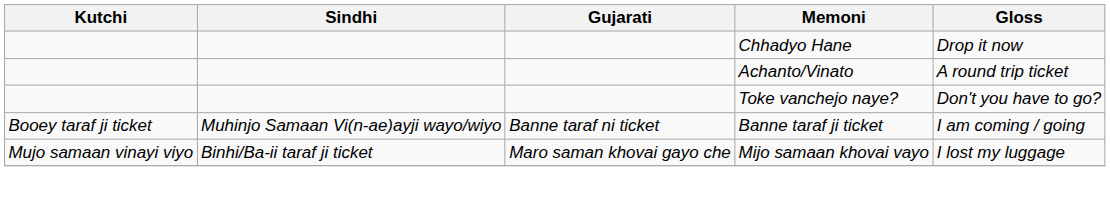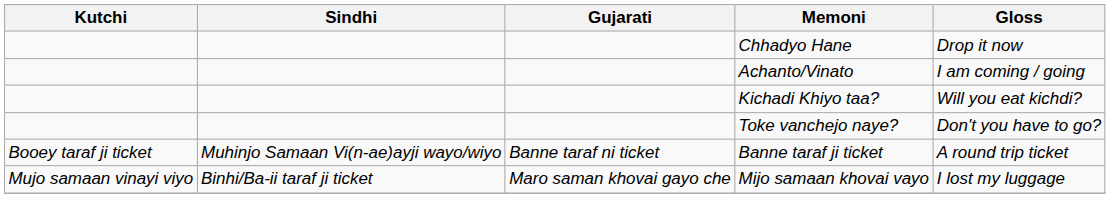(1002, 71) A round trip ticket -> (1011, 71) I am coming / going
+ row: (809, 98)
(1011, 125) I am coming / going -> (1002, 152) A round trip ticket
